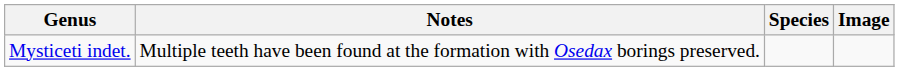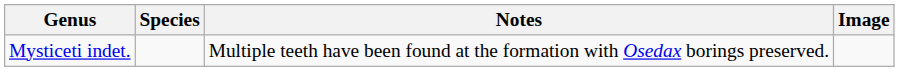columns swapped: (799, 19) <-> (450, 19)
